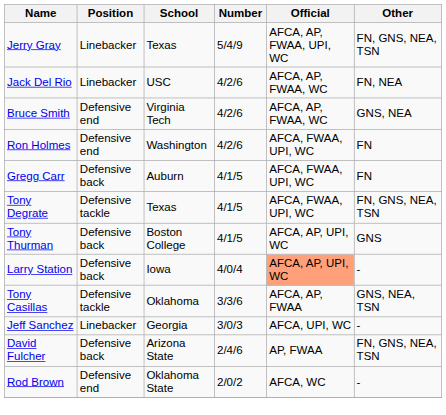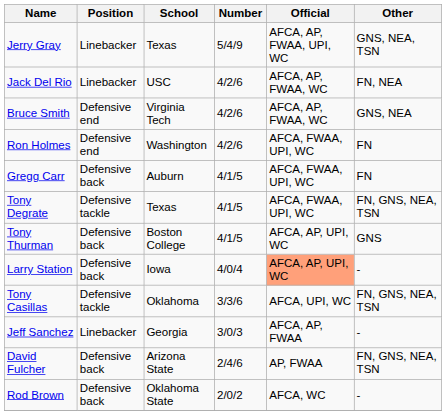(397, 44) FN, GNS, NEA, TSN -> (386, 44) GNS, NEA, TSN
(296, 301) AFCA, AP, FWAA -> (310, 301) AFCA, UPI, WC
(386, 301) GNS, NEA, TSN -> (397, 301) FN, GNS, NEA, TSN
(310, 325) AFCA, UPI, WC -> (296, 332) AFCA, AP, FWAA
(105, 381) Defensive end -> (105, 394) Defensive back
